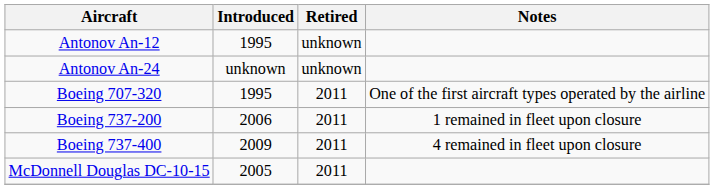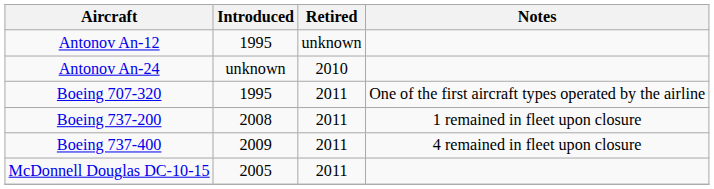(332, 68) unknown -> (332, 68) 2010
(256, 119) 2006 -> (256, 119) 2008
